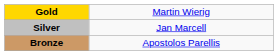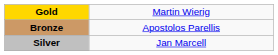rows swapped: (47, 27) <-> (47, 43)
